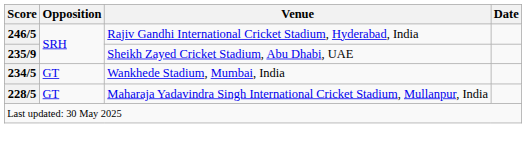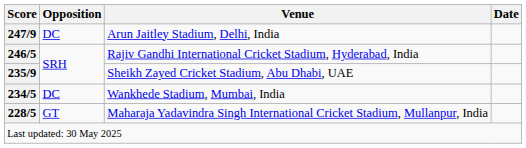+ row: (193, 34)
(51, 73) GT -> (51, 93) DC
